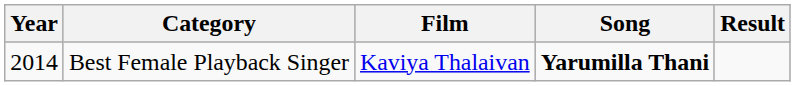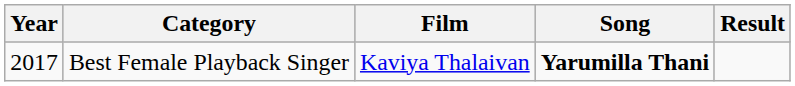(34, 61) 2014 -> (34, 61) 2017
